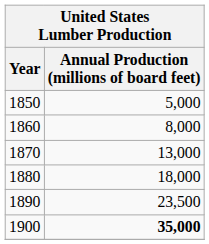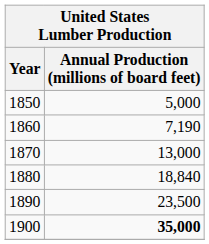(183, 127) 8,000 -> (183, 127) 7,190
(179, 177) 18,000 -> (179, 177) 18,840
